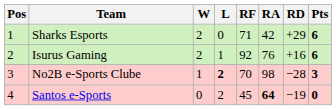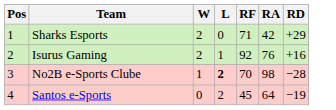- column: (320, 14)
(268, 94) bold -> (268, 94) normal
